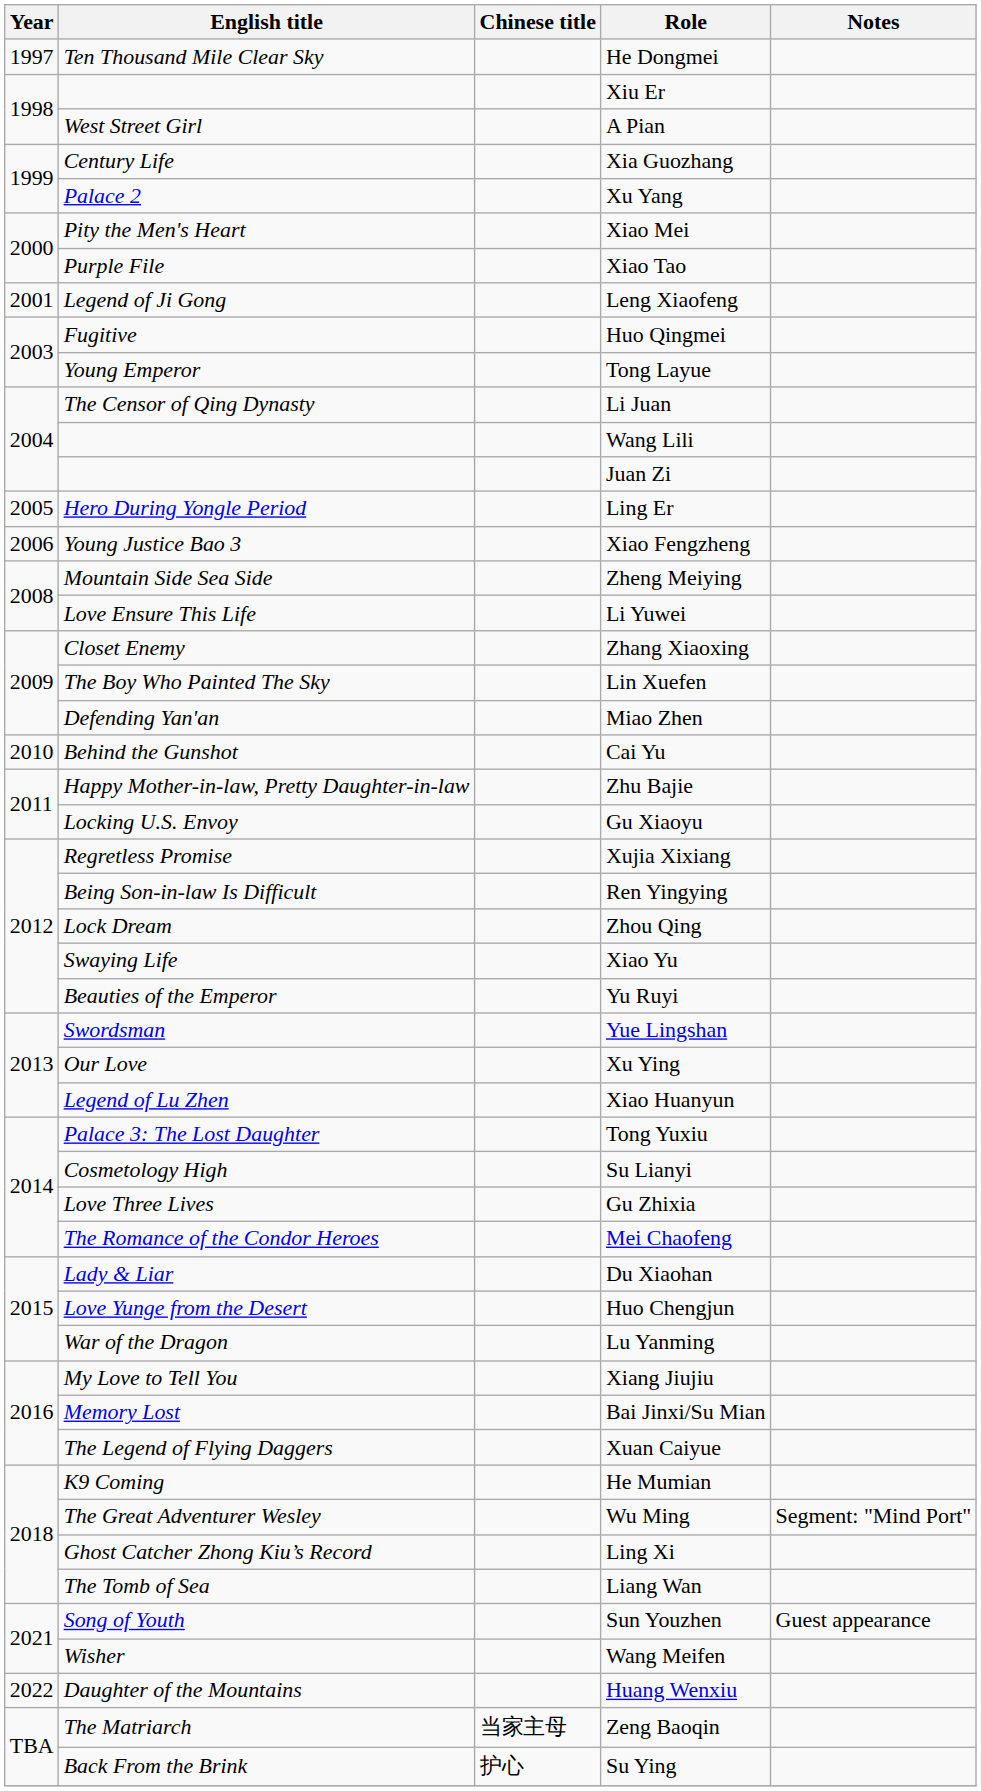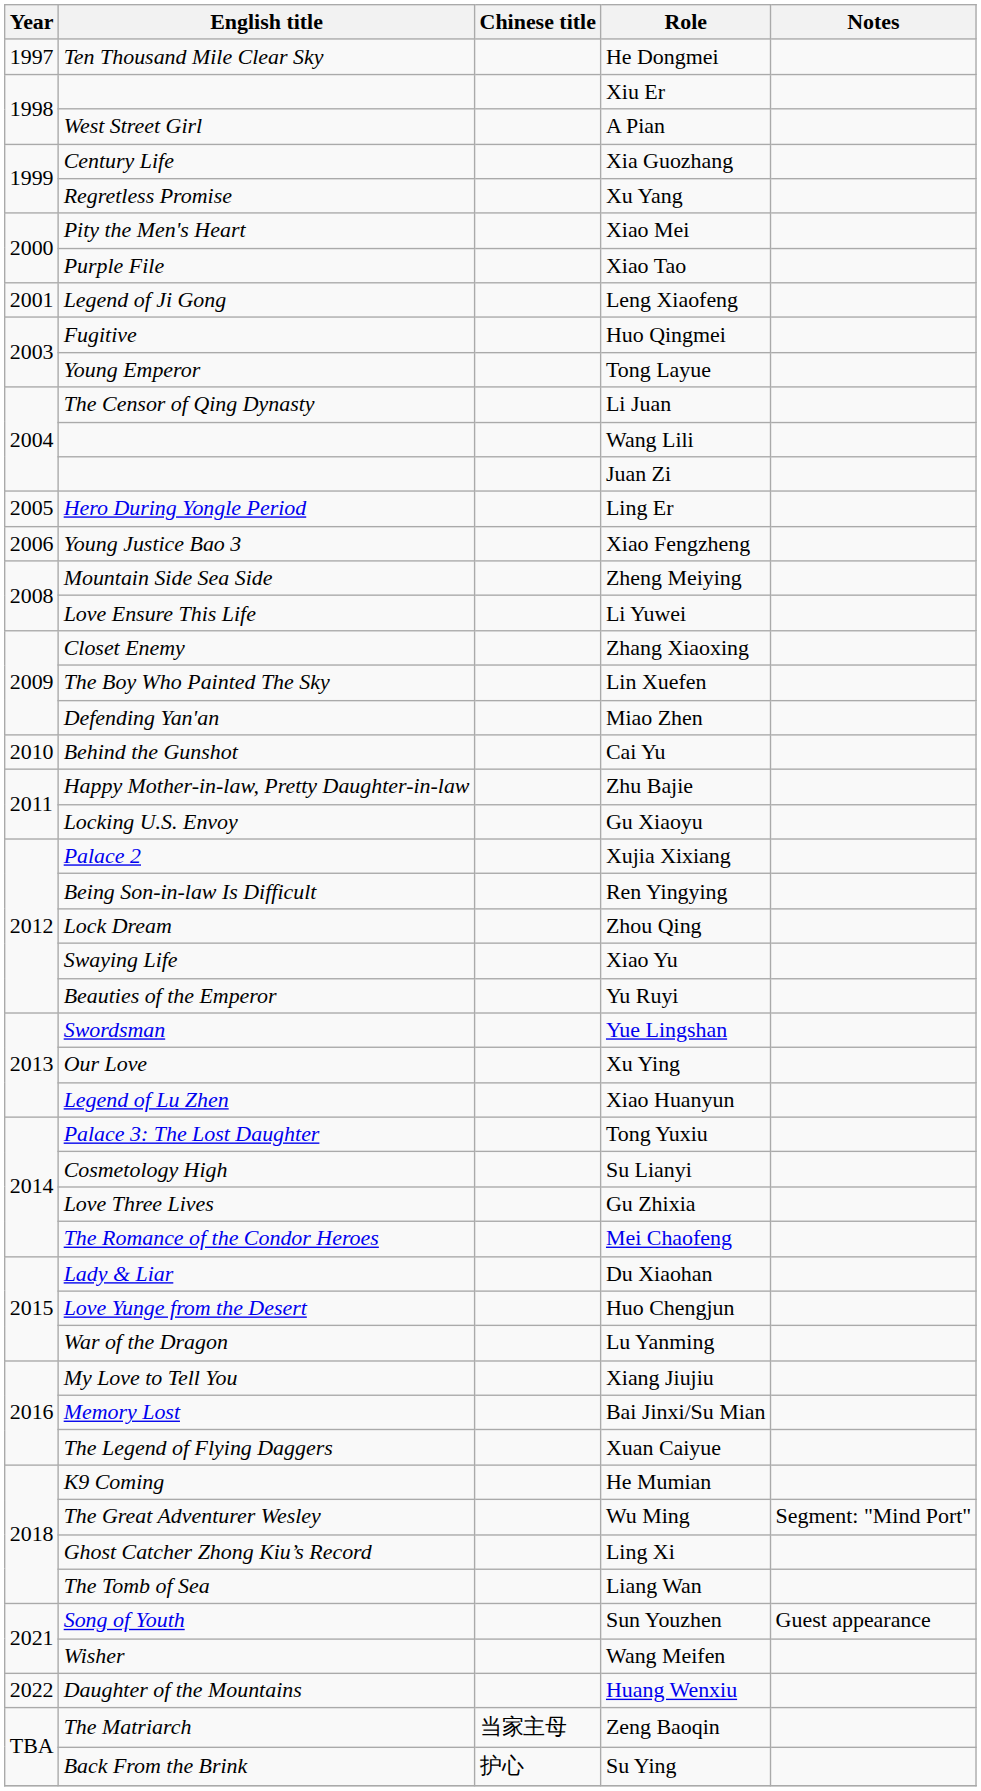(102, 195) Palace 2 -> (148, 195) Regretless Promise
(148, 856) Regretless Promise -> (102, 856) Palace 2
